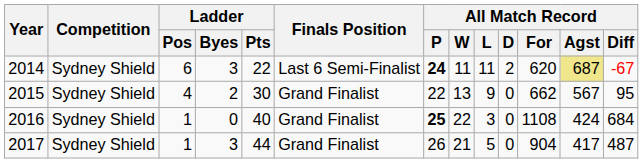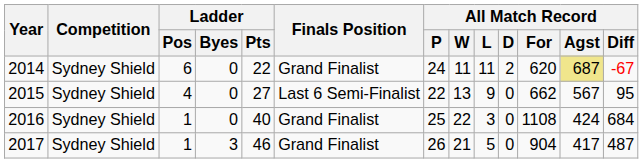(234, 68) 3 -> (234, 68) 0
(349, 68) Last 6 Semi-Finalist -> (328, 68) Grand Finalist
(437, 68) bold -> (437, 68) normal
(234, 94) 2 -> (234, 94) 0
(262, 94) 30 -> (262, 94) 27
(328, 94) Grand Finalist -> (349, 94) Last 6 Semi-Finalist
(437, 119) bold -> (437, 119) normal
(262, 145) 44 -> (262, 145) 46
